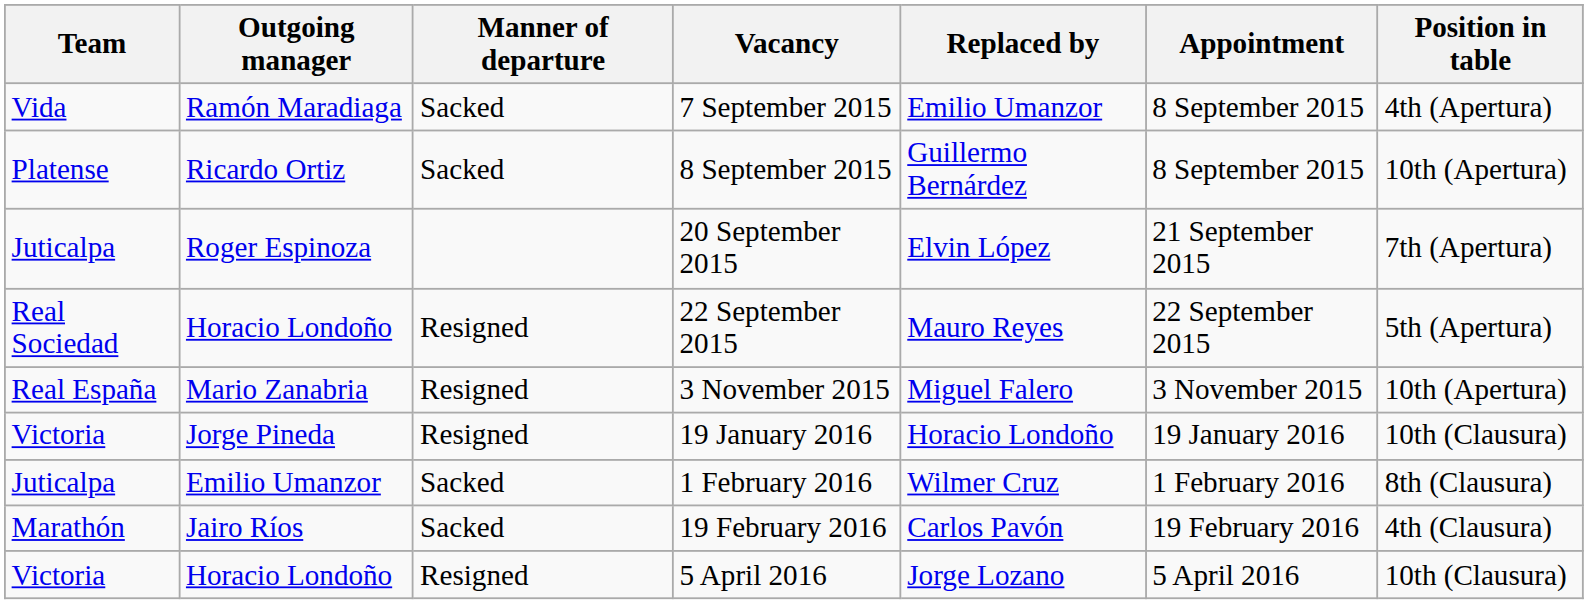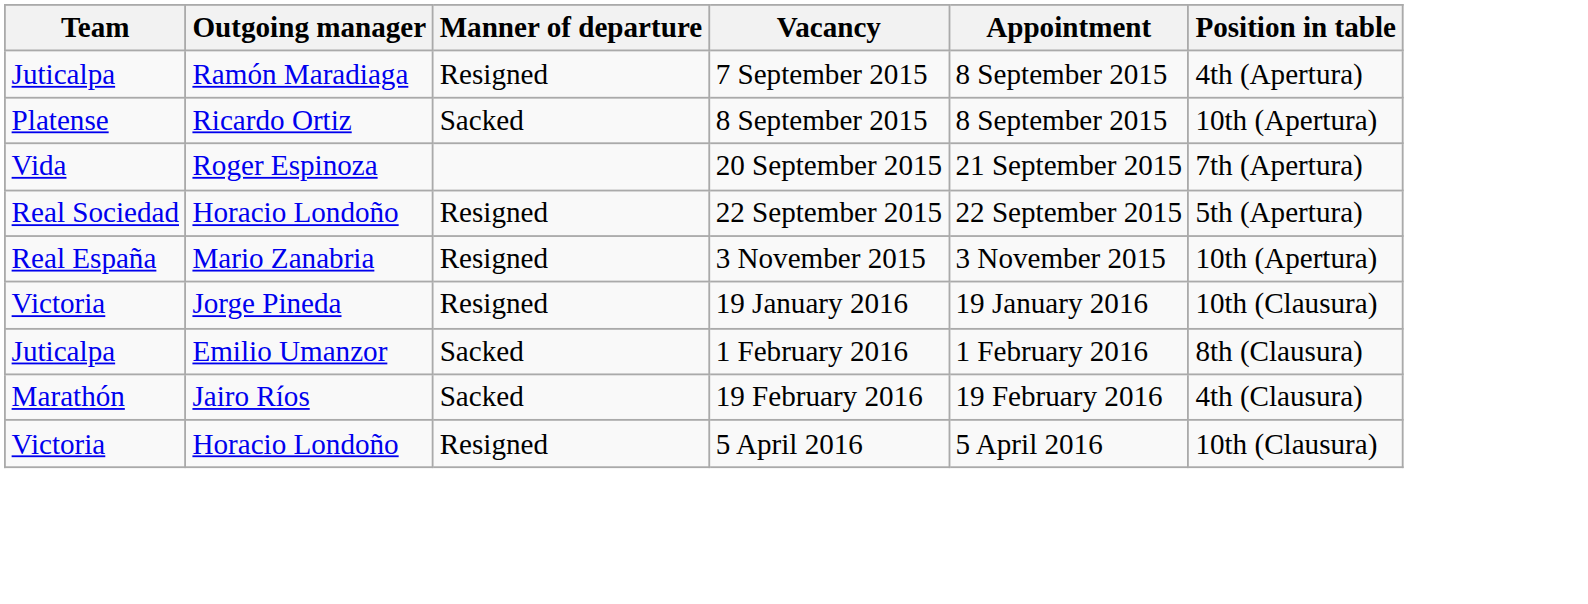- column: (1023, 43)
(39, 106) Vida -> (63, 73) Juticalpa
(462, 106) Sacked -> (494, 73) Resigned
(63, 248) Juticalpa -> (39, 166) Vida
